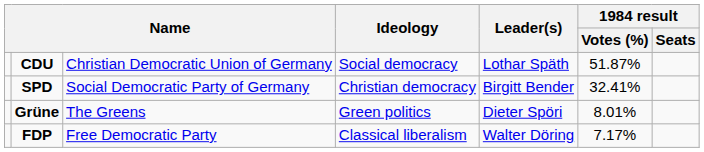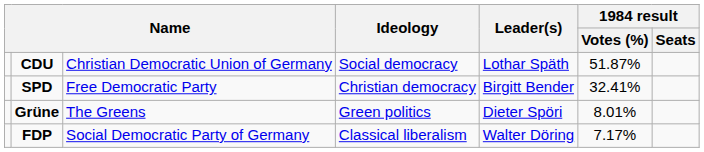(188, 87) Social Democratic Party of Germany -> (141, 87) Free Democratic Party
(141, 135) Free Democratic Party -> (188, 135) Social Democratic Party of Germany
